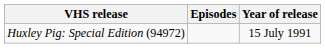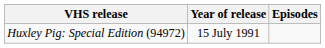columns swapped: (280, 14) <-> (213, 14)
